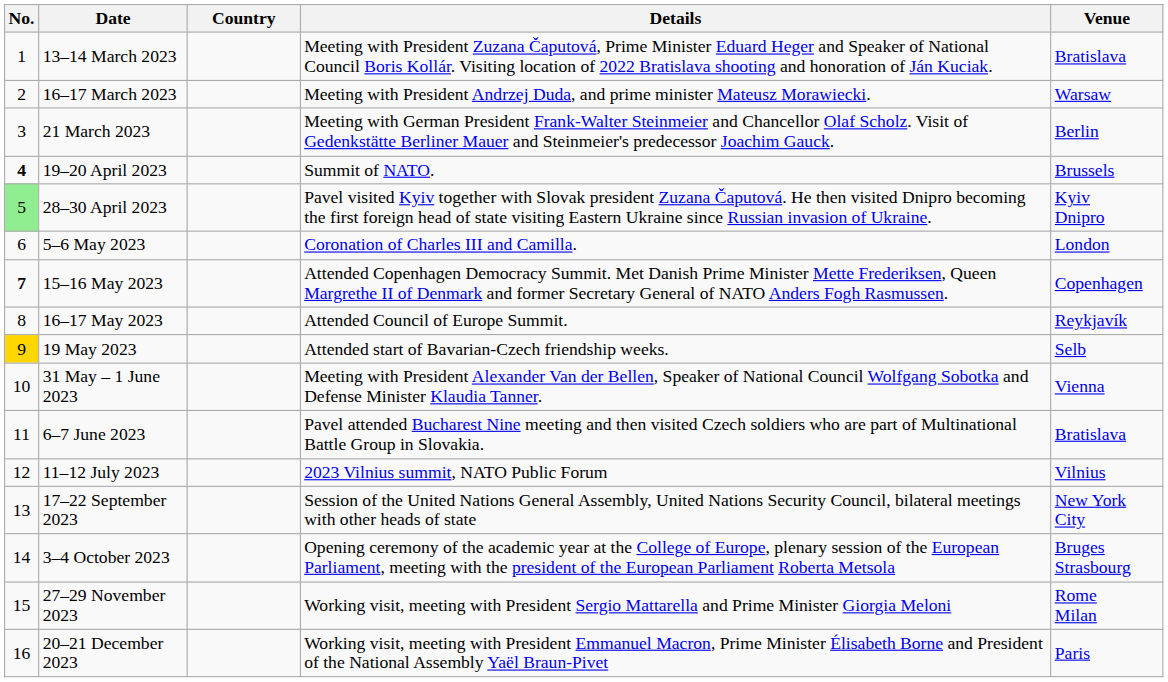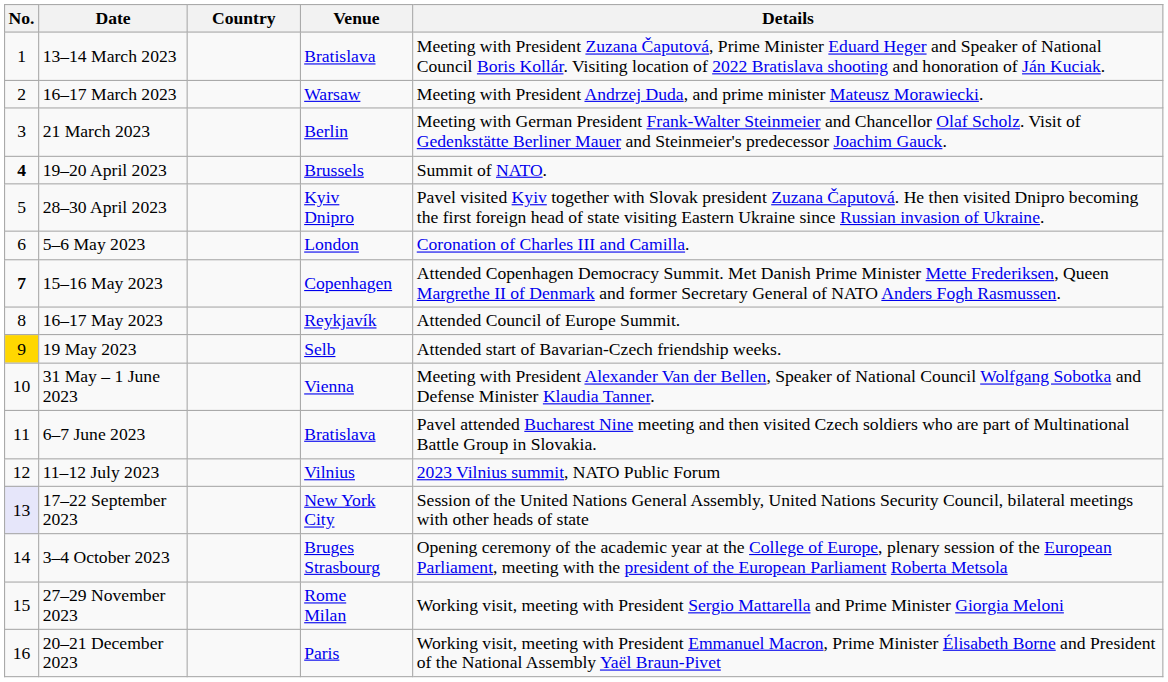columns swapped: (1107, 18) <-> (675, 18)
(22, 207) lightgreen background -> (22, 207) no background
(22, 510) no background -> (22, 510) lavender background
